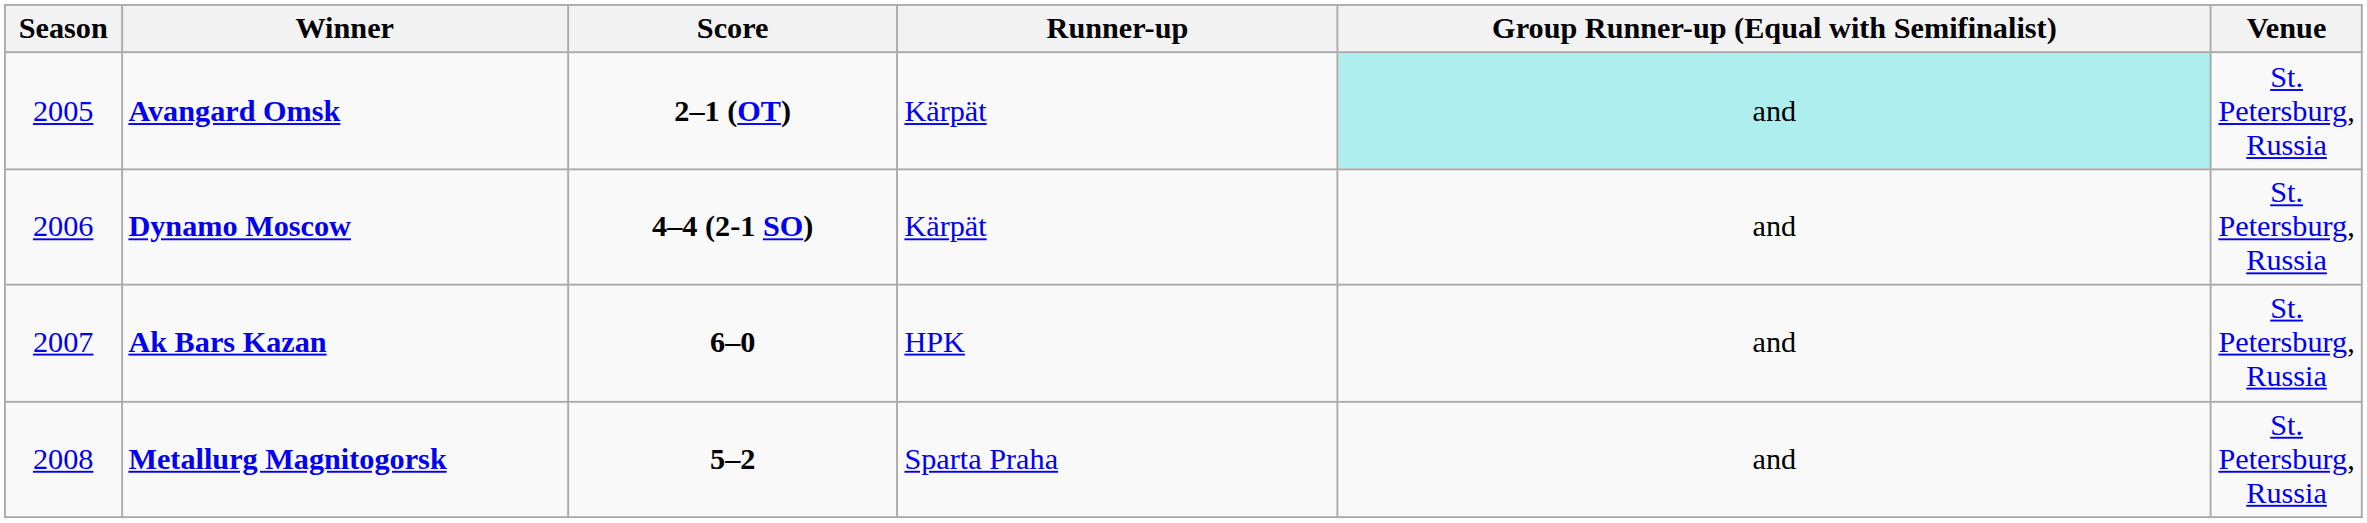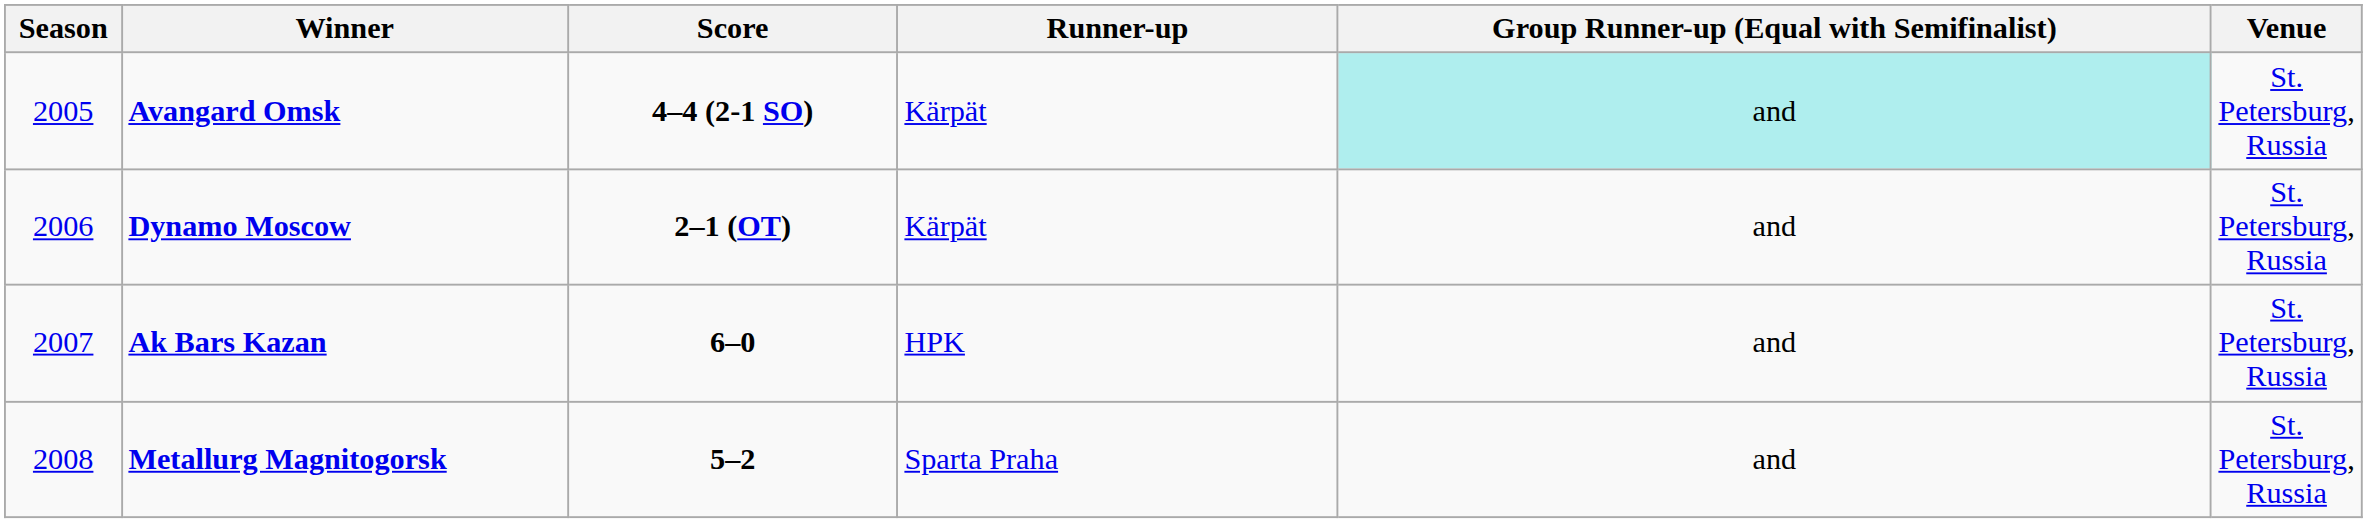(733, 110) 2–1 (OT) -> (733, 110) 4–4 (2-1 SO)
(733, 226) 4–4 (2-1 SO) -> (733, 226) 2–1 (OT)
